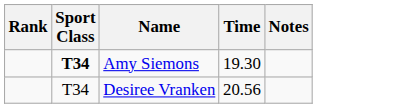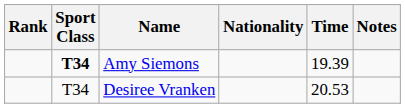+ column: (263, 27)
(242, 63) 19.30 -> (330, 63) 19.39
(242, 90) 20.56 -> (330, 90) 20.53
